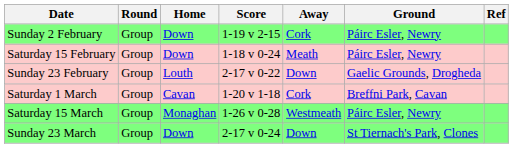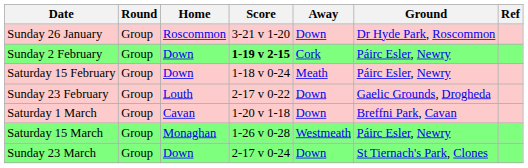+ row: (55, 34)
(251, 34) normal -> (261, 53) bold
(299, 93) Cork -> (311, 113) Down
